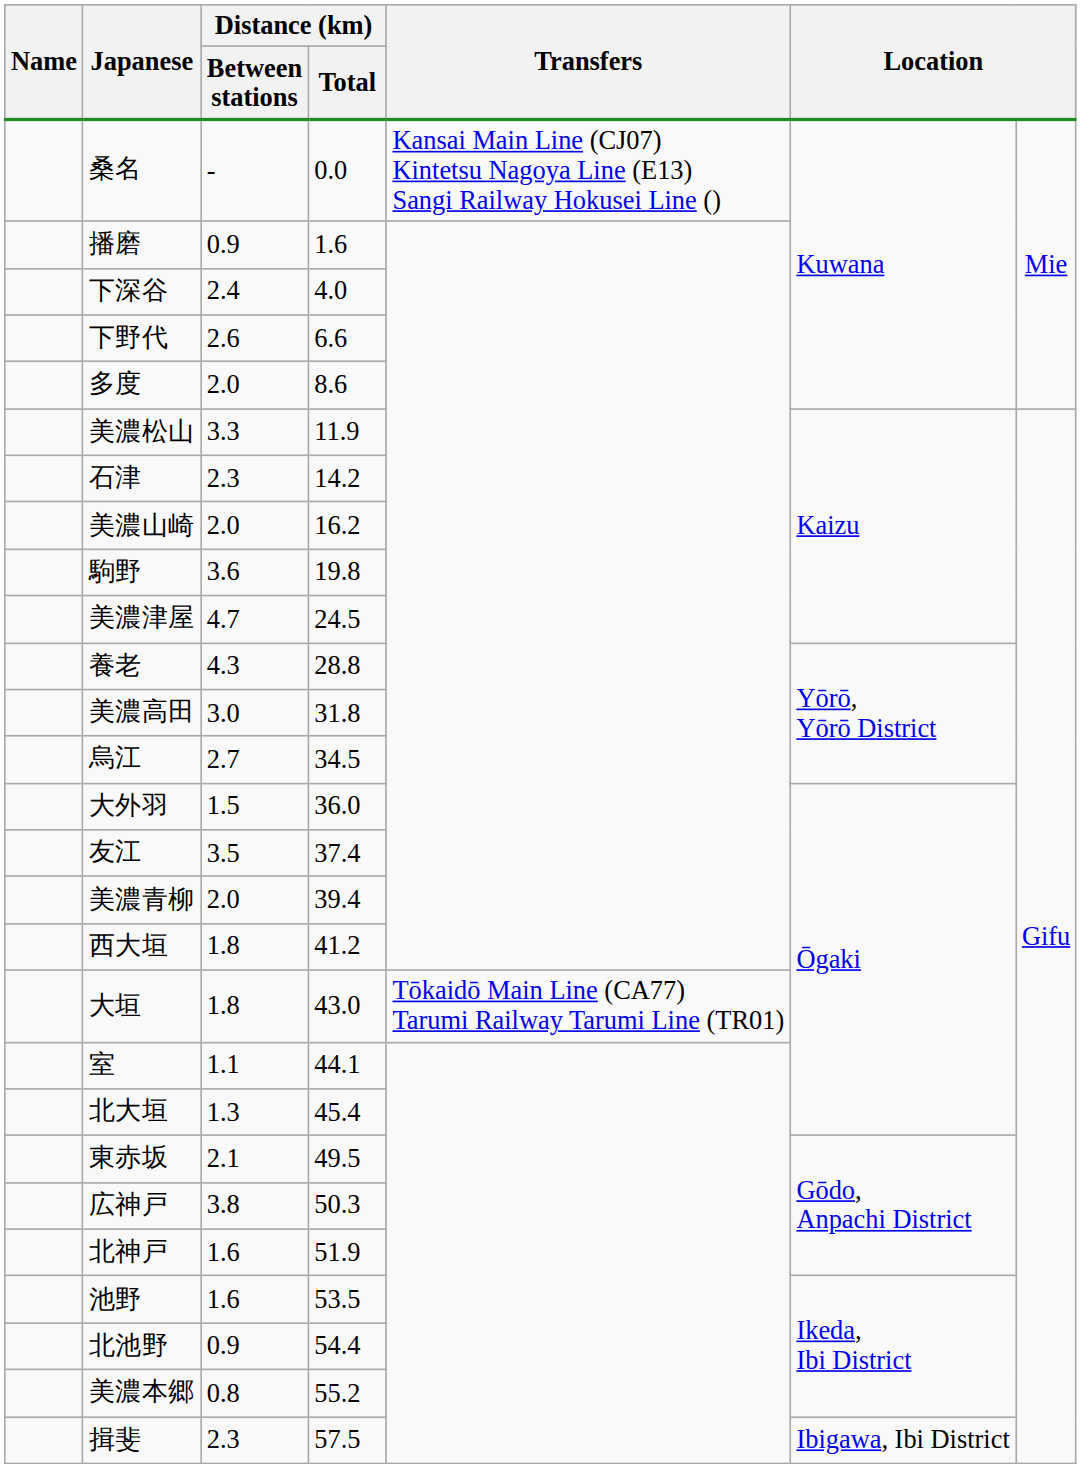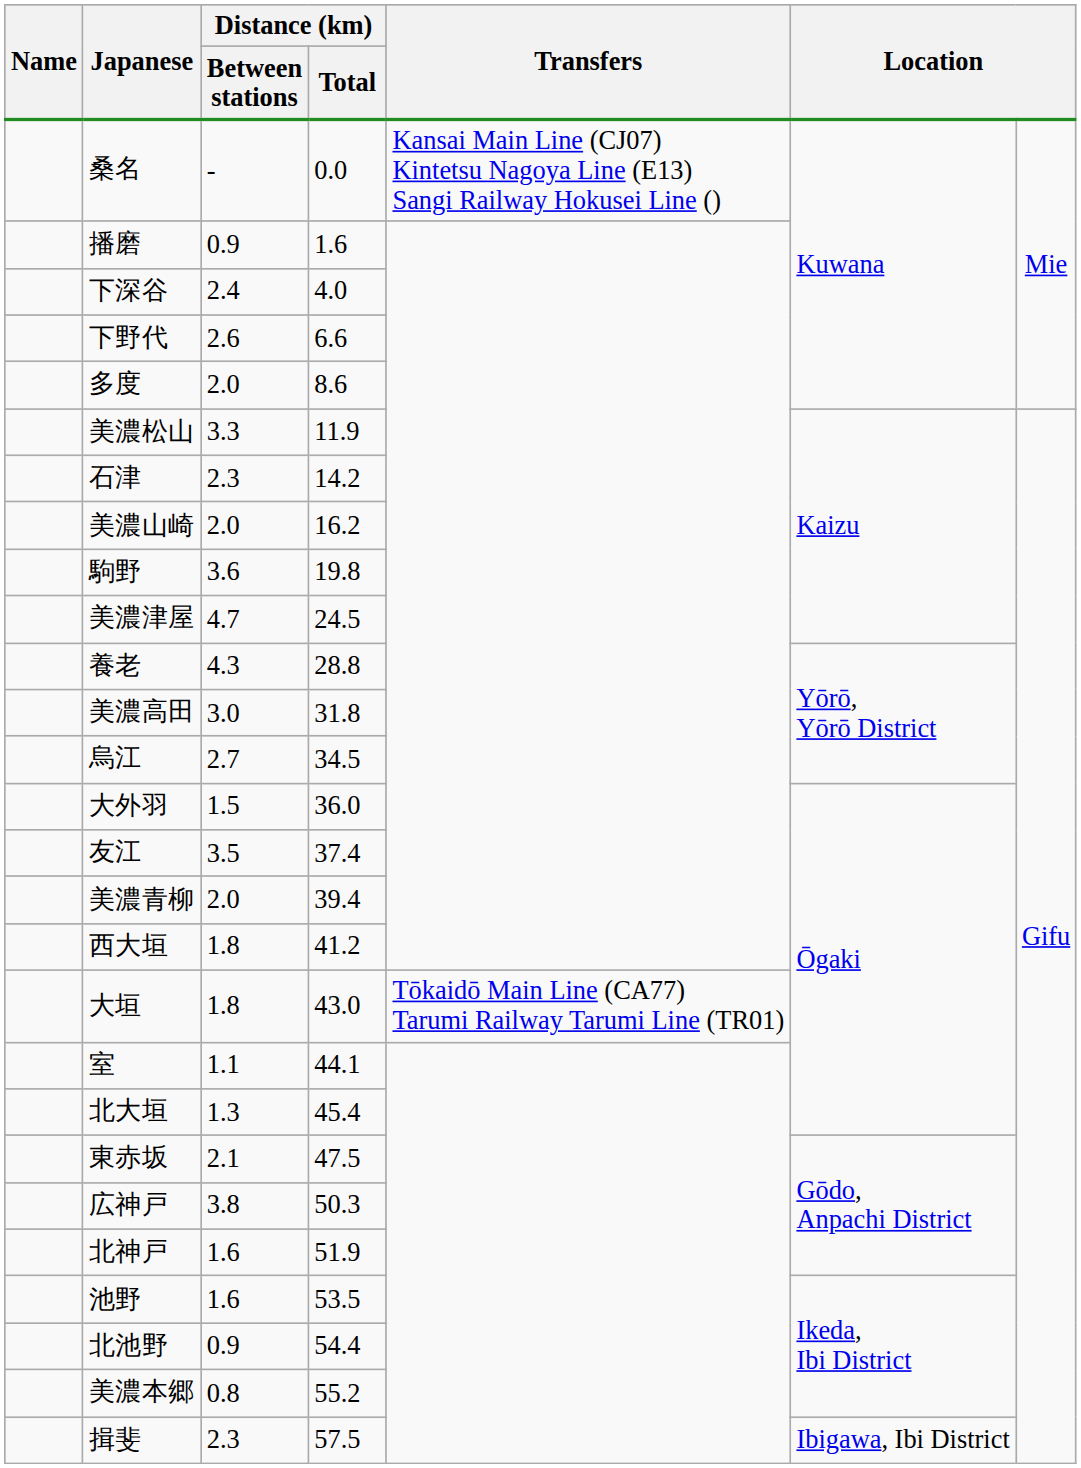(337, 1158) 49.5 -> (337, 1158) 47.5
